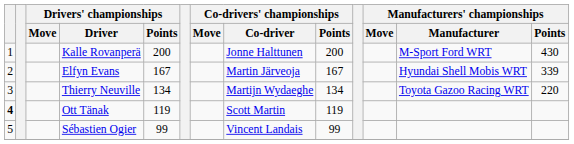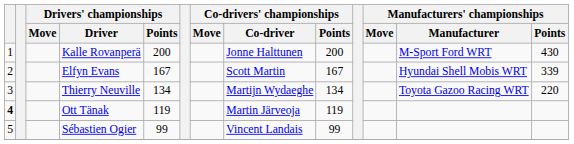(263, 71) Martin Järveoja -> (256, 71) Scott Martin
(256, 110) Scott Martin -> (263, 110) Martin Järveoja
